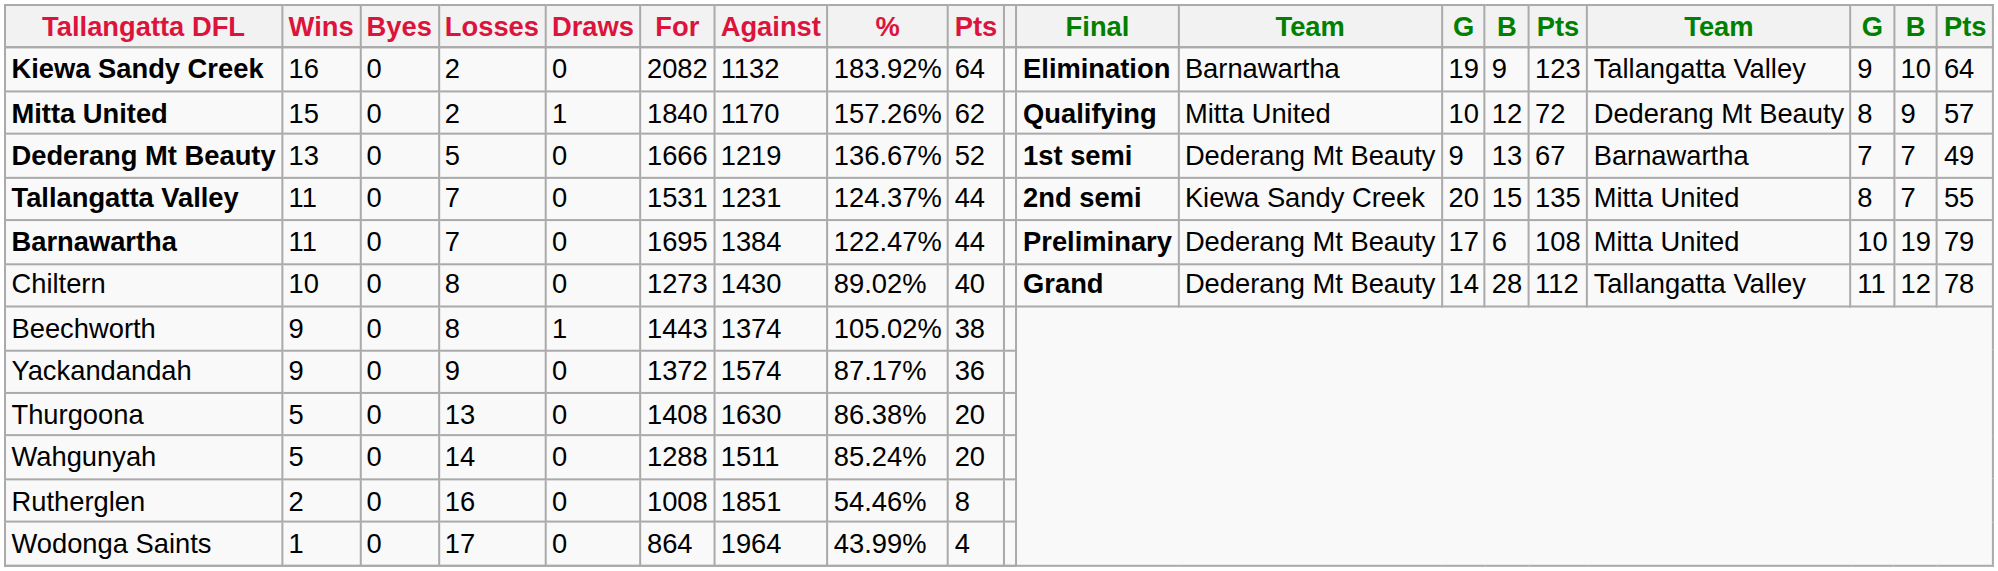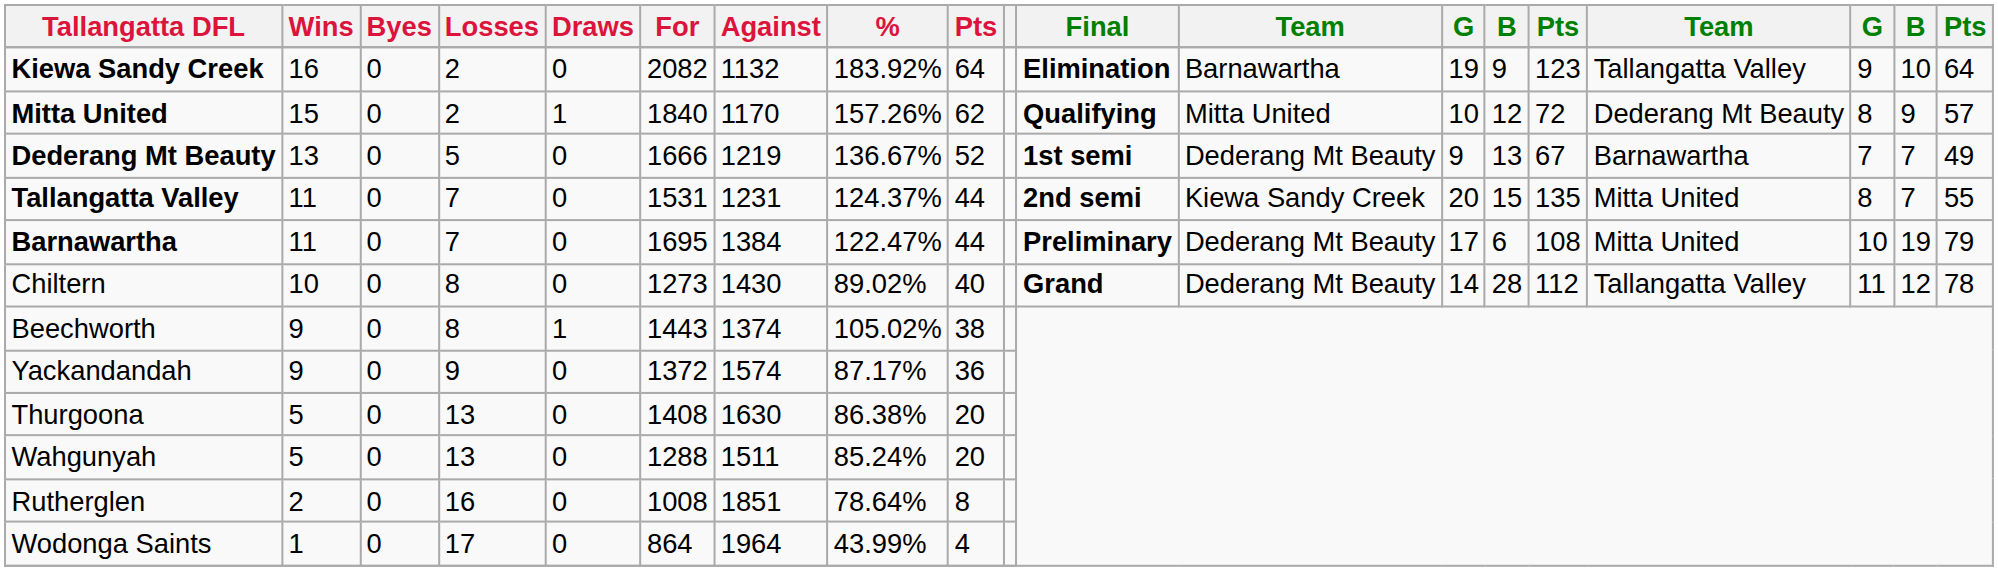(460, 457) 14 -> (460, 457) 13
(880, 500) 54.46% -> (880, 500) 78.64%
